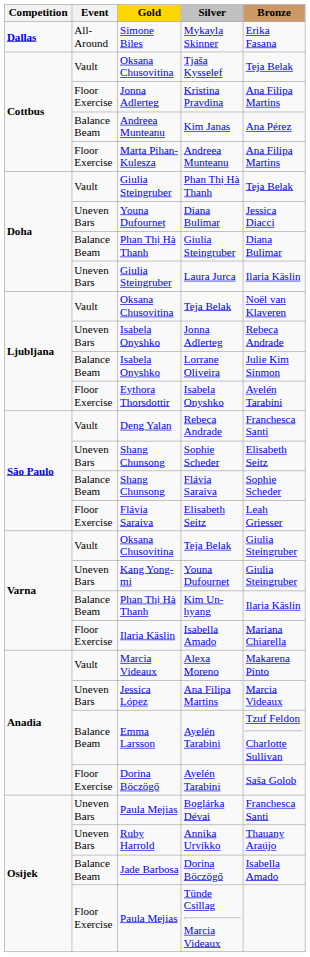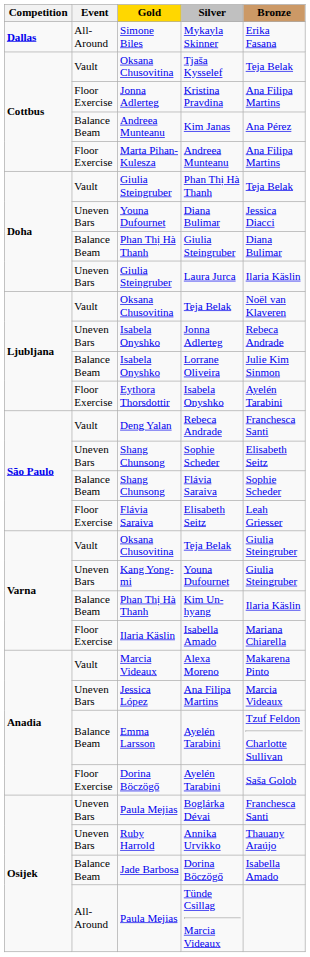(93, 918) Floor Exercise -> (91, 918) All-Around
